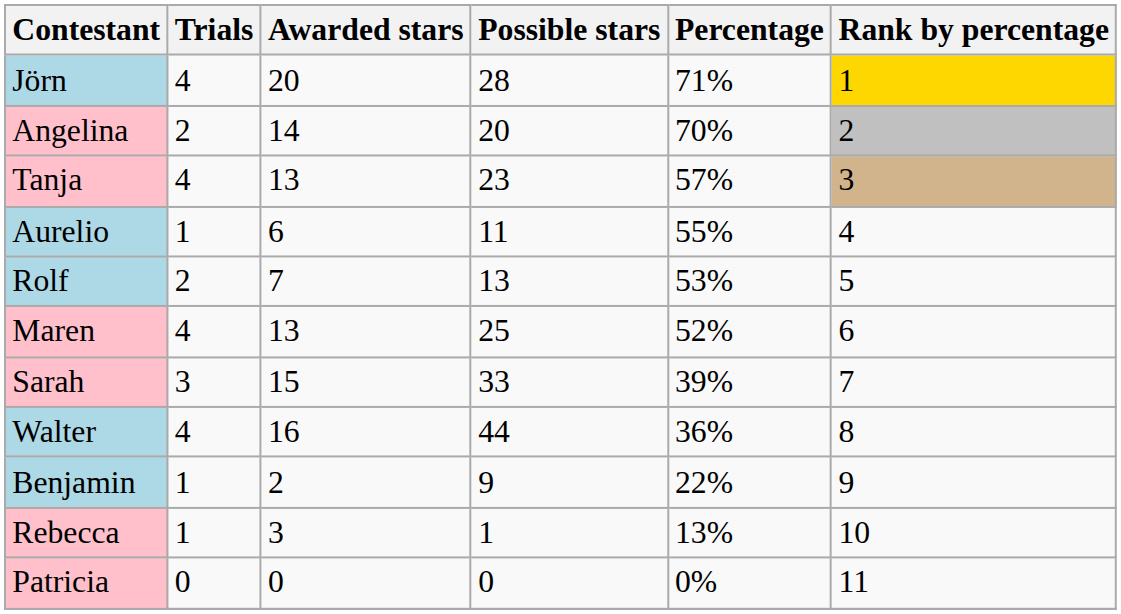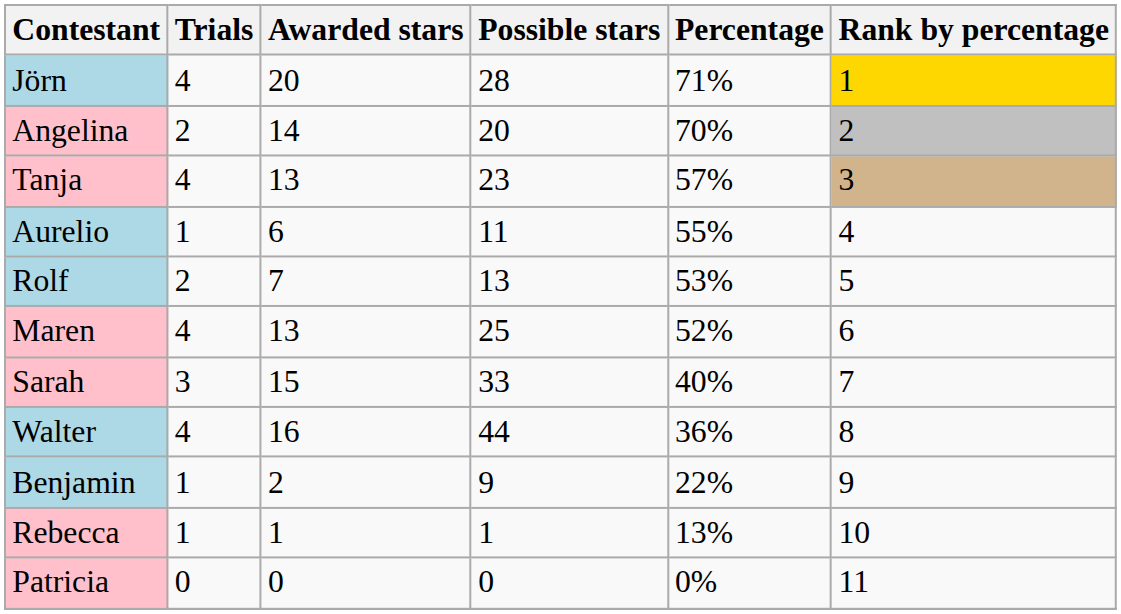(704, 381) 39% -> (704, 381) 40%
(276, 532) 3 -> (276, 532) 1
